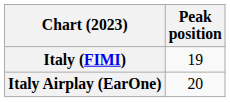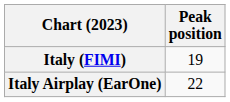(195, 84) 20 -> (195, 84) 22
